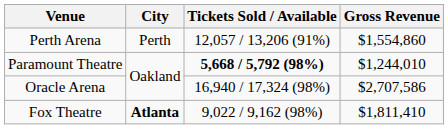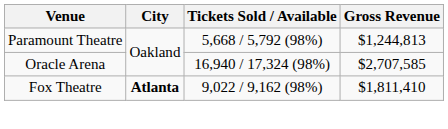- row: (65, 40)
(262, 64) bold -> (262, 40) normal
(392, 64) $1,244,010 -> (392, 40) $1,244,813
(392, 87) $2,707,586 -> (392, 64) $2,707,585
